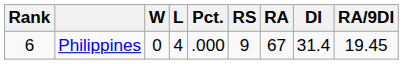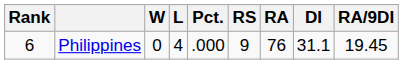(277, 45) 67 -> (277, 45) 76
(314, 45) 31.4 -> (314, 45) 31.1
